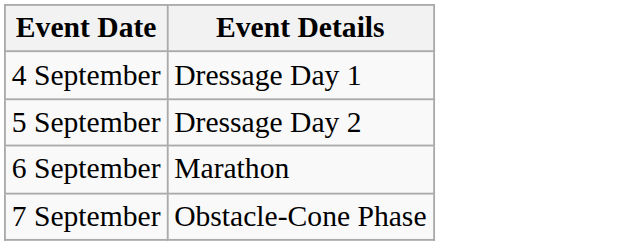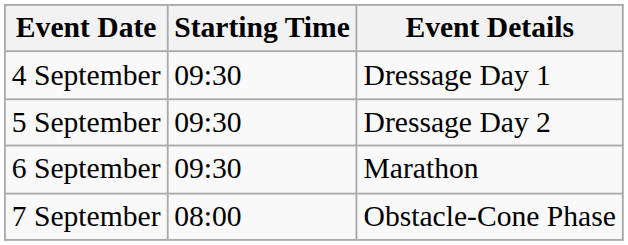+ column: (262, 27)
